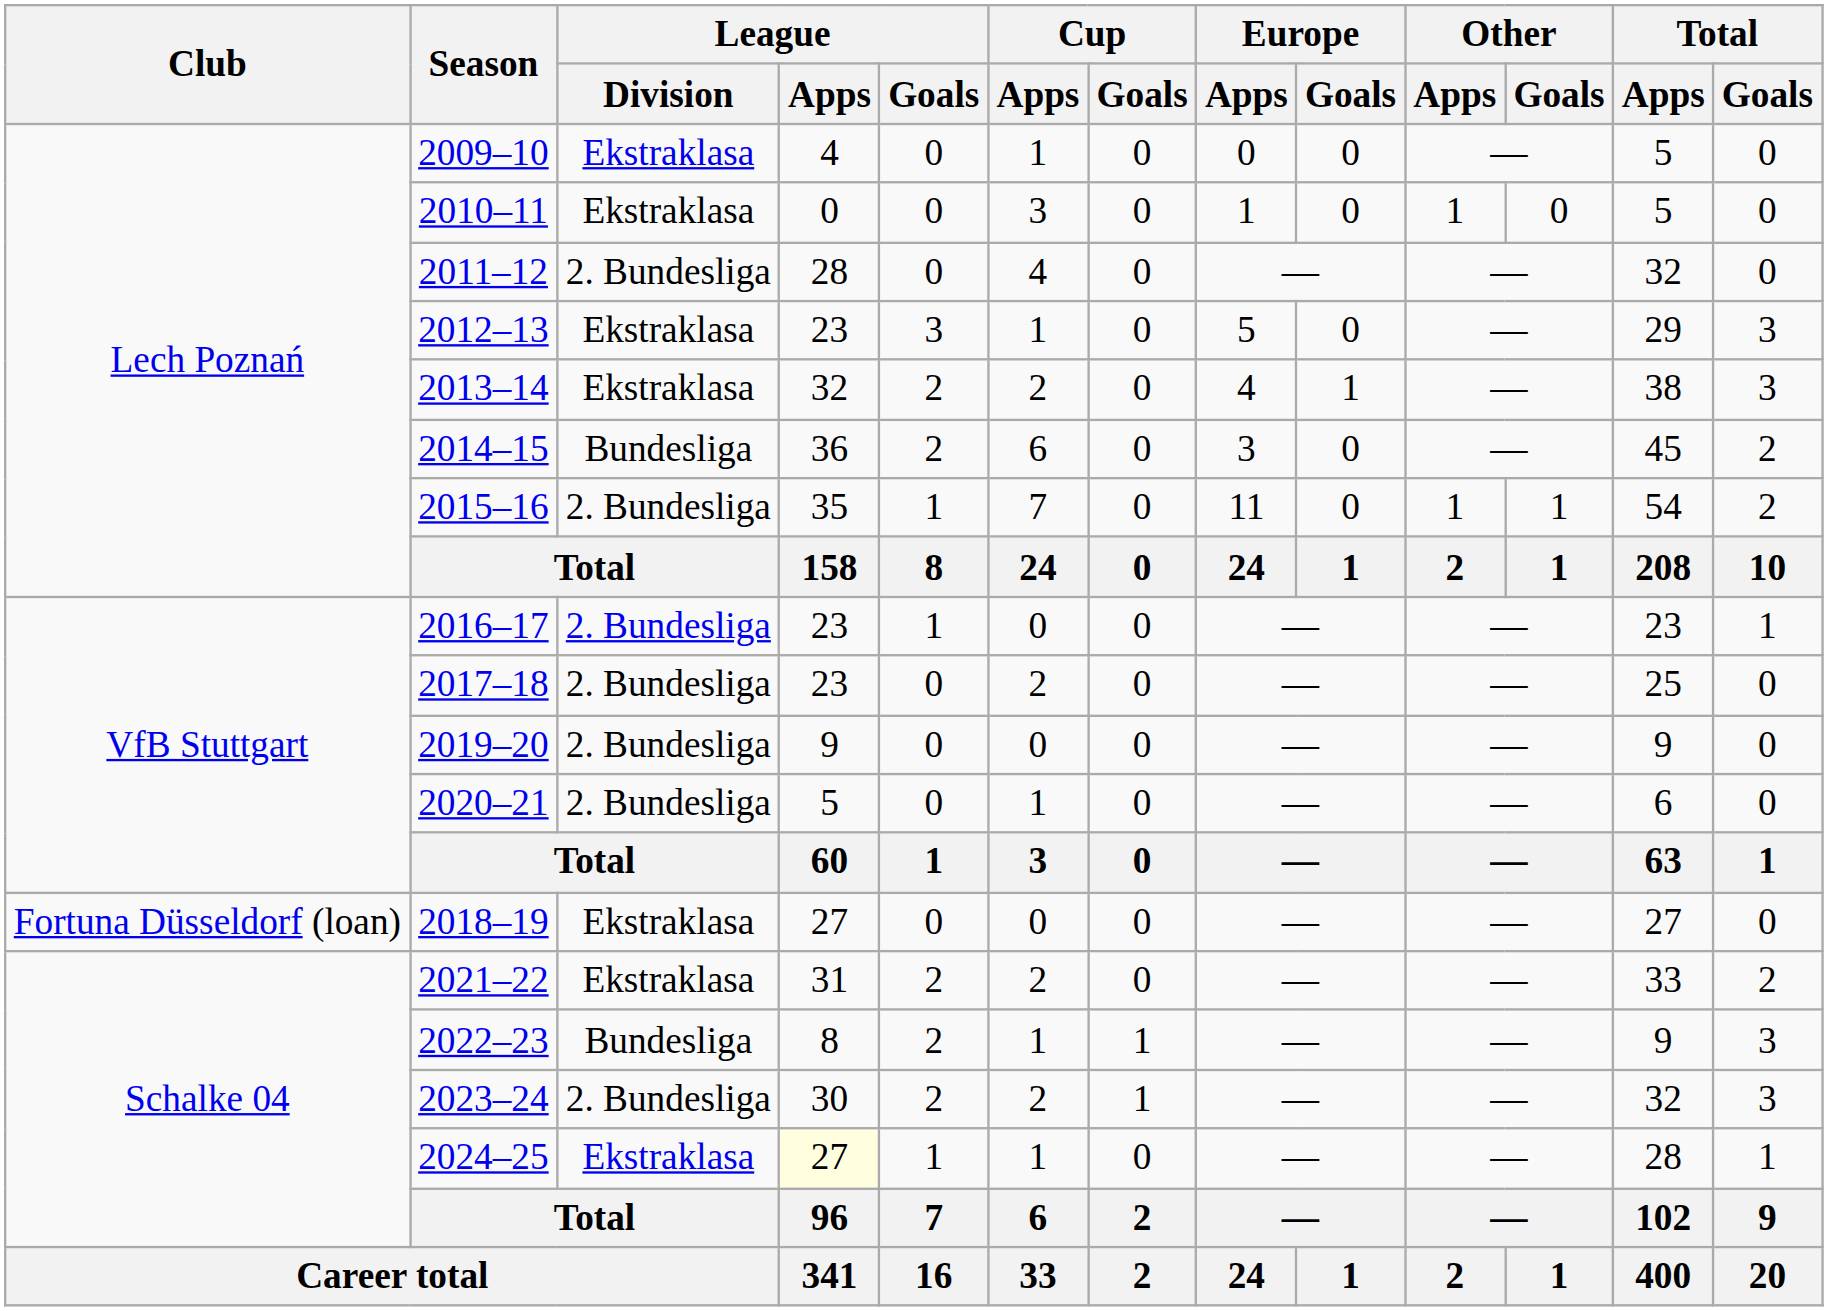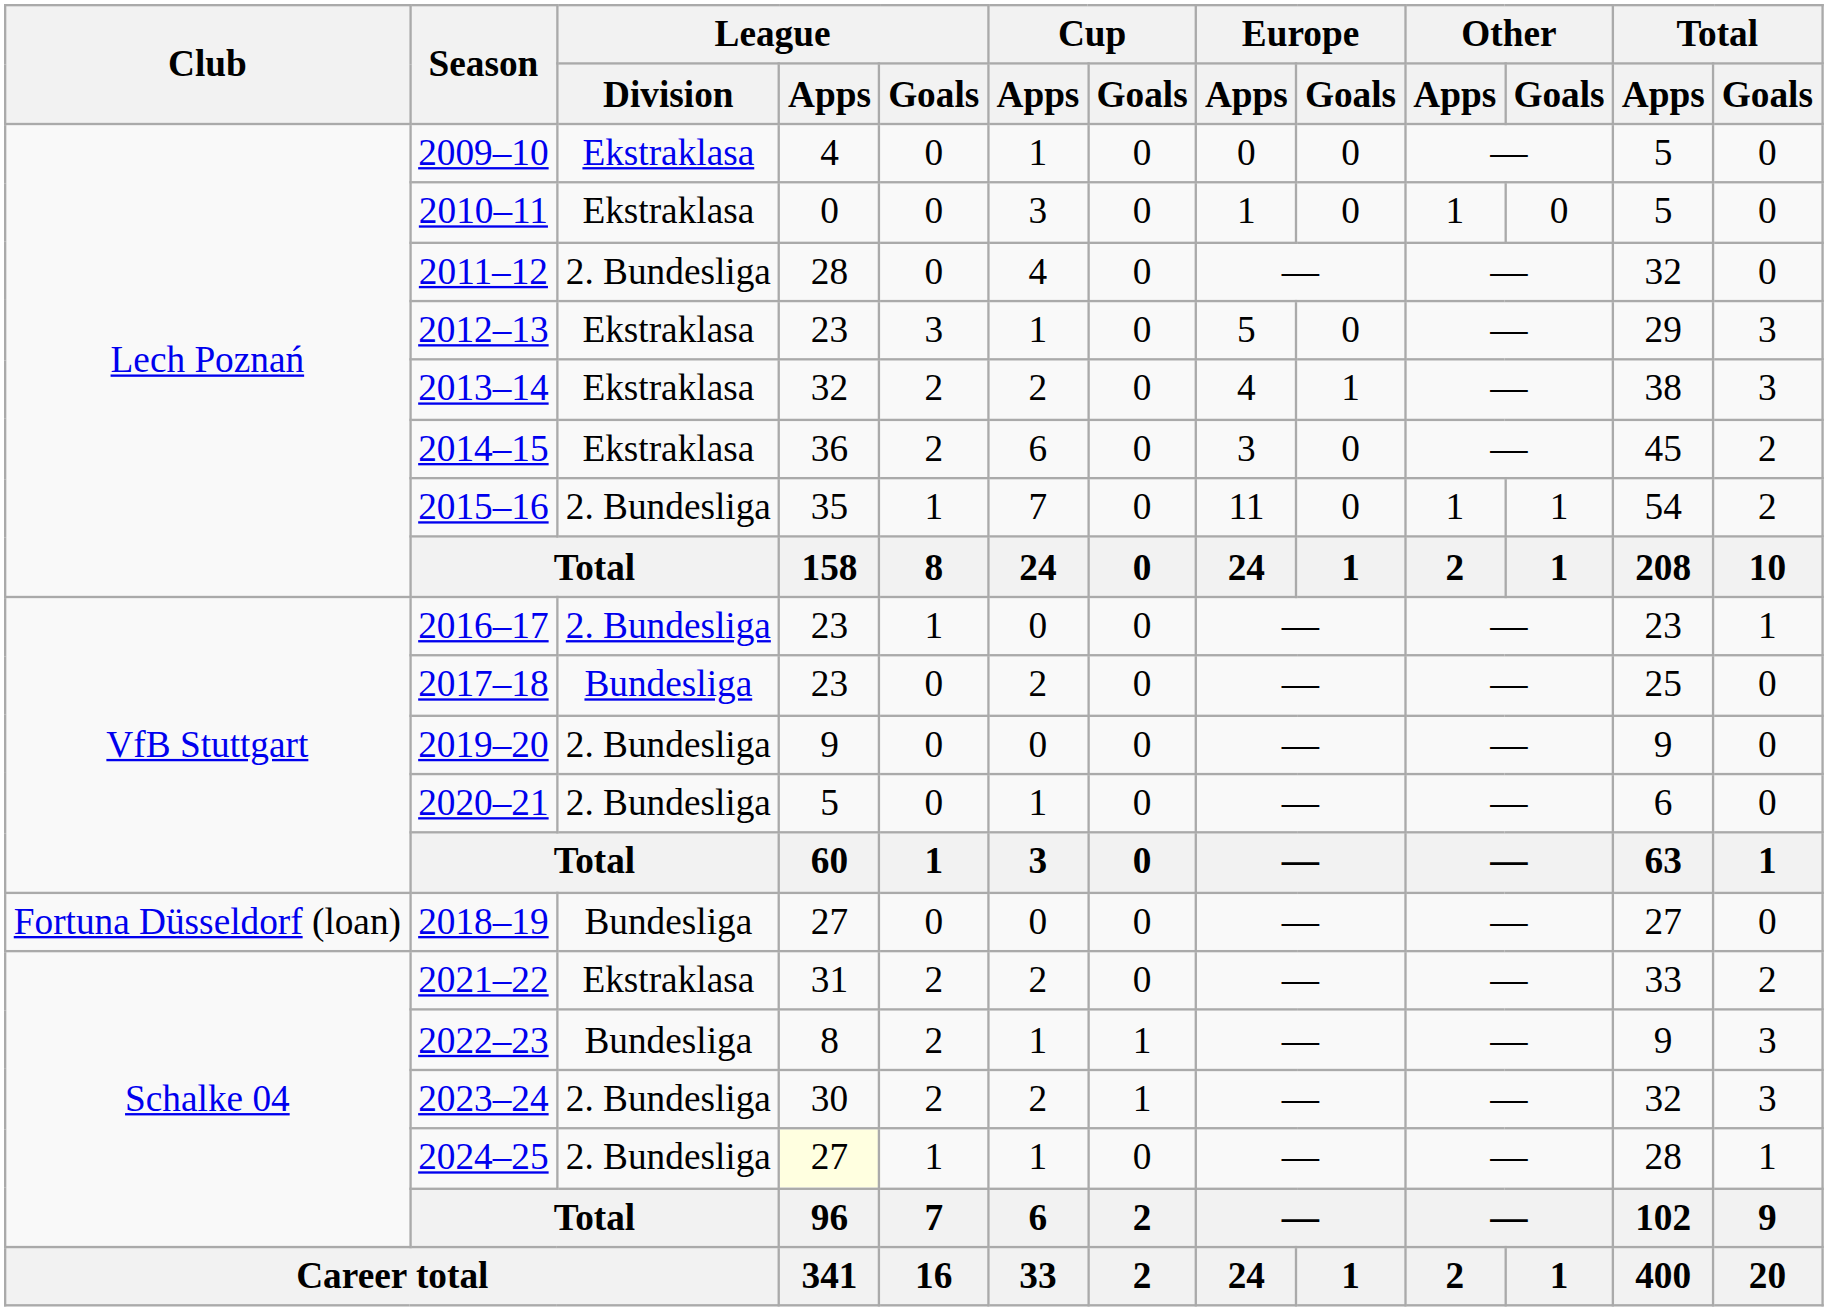(668, 447) Bundesliga -> (668, 447) Ekstraklasa
(668, 684) 2. Bundesliga -> (668, 684) Bundesliga
(668, 920) Ekstraklasa -> (668, 920) Bundesliga
(668, 1157) Ekstraklasa -> (668, 1157) 2. Bundesliga
